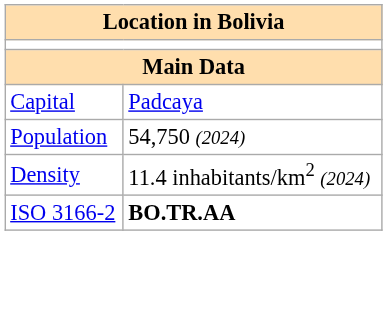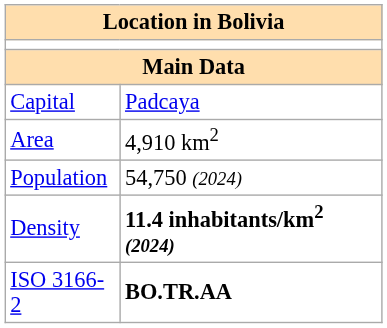+ row: (32, 139)
(249, 174) normal -> (224, 228) bold
